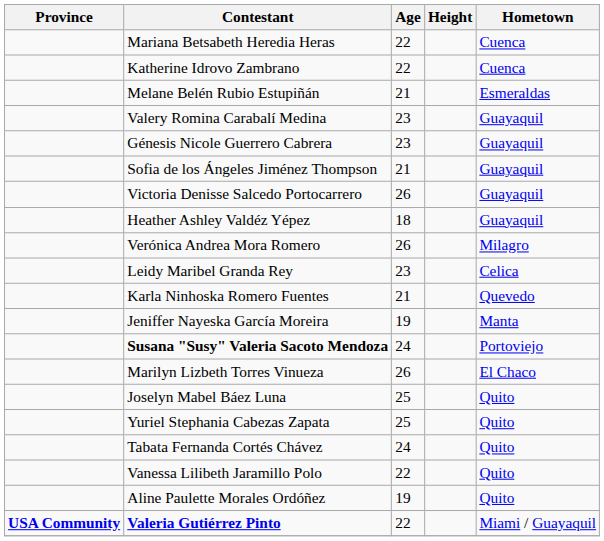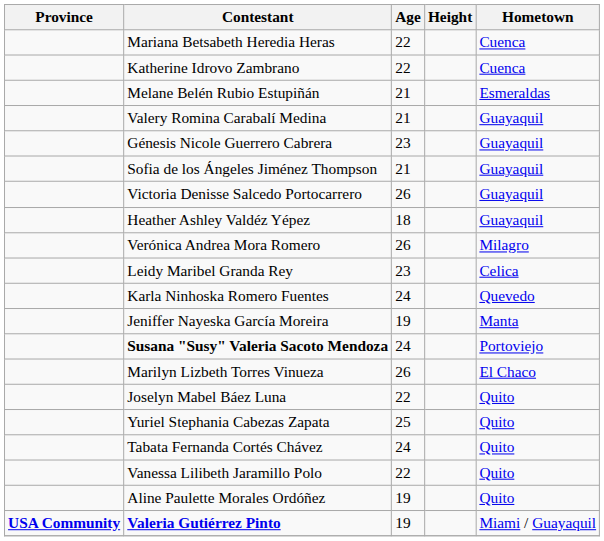(403, 118) 23 -> (403, 118) 21
(403, 295) 21 -> (403, 295) 24
(403, 397) 25 -> (403, 397) 22
(403, 523) 22 -> (403, 523) 19
